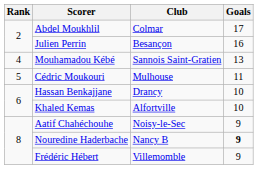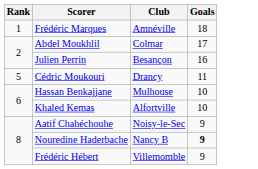+ row: (71, 28)
- row: (75, 60)
(153, 76) Mulhouse -> (147, 76) Drancy
(147, 92) Drancy -> (153, 92) Mulhouse
